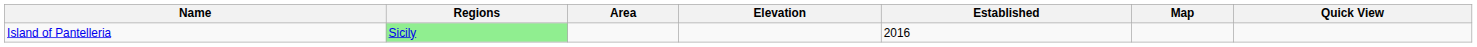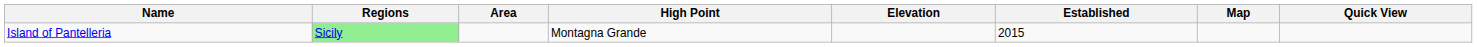+ column: (690, 13)
(897, 32) 2016 -> (1011, 32) 2015
